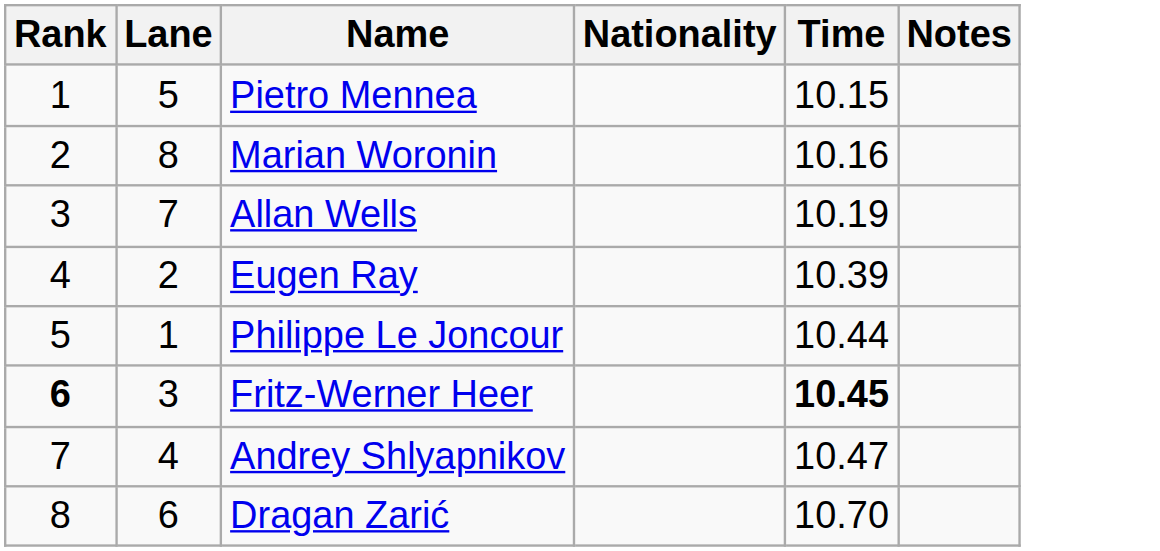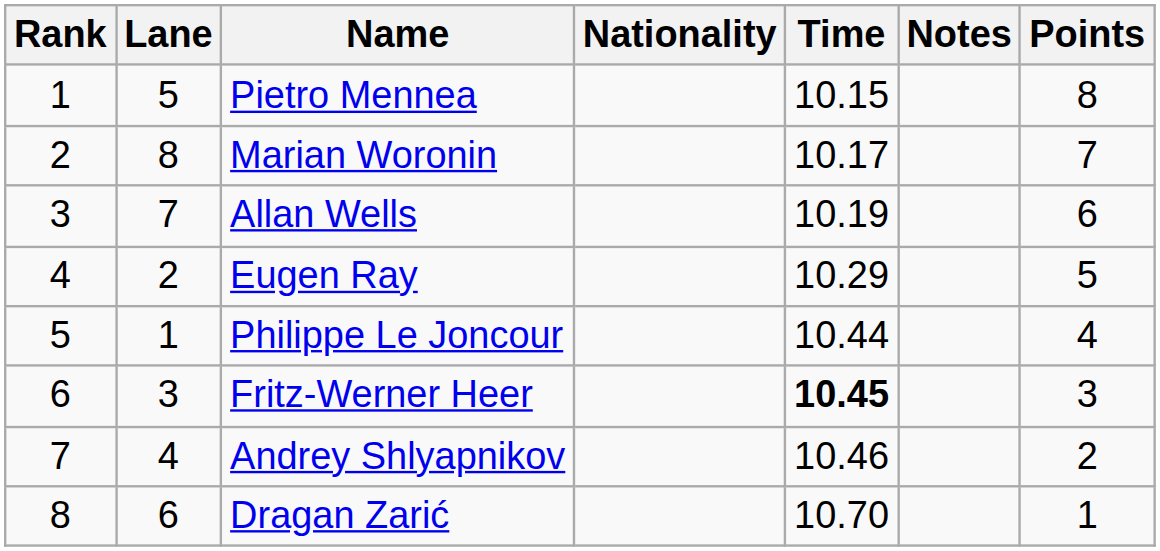+ column: (1087, 34)
(842, 154) 10.16 -> (842, 154) 10.17
(842, 275) 10.39 -> (842, 275) 10.29
(60, 395) bold -> (60, 395) normal
(842, 455) 10.47 -> (842, 455) 10.46
